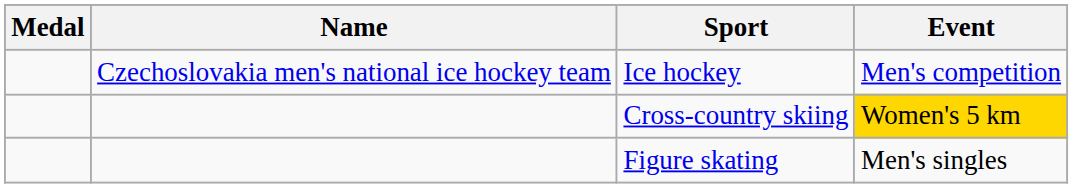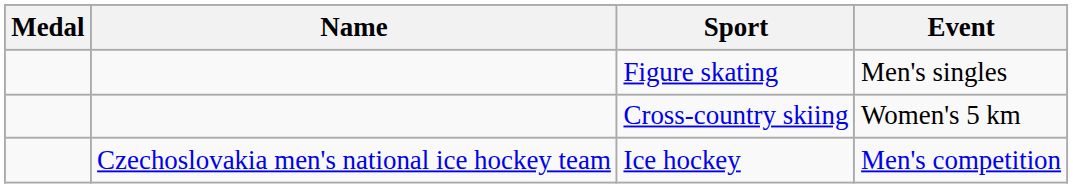rows swapped: (701, 160) <-> (682, 71)
(941, 115) gold background -> (941, 115) no background
